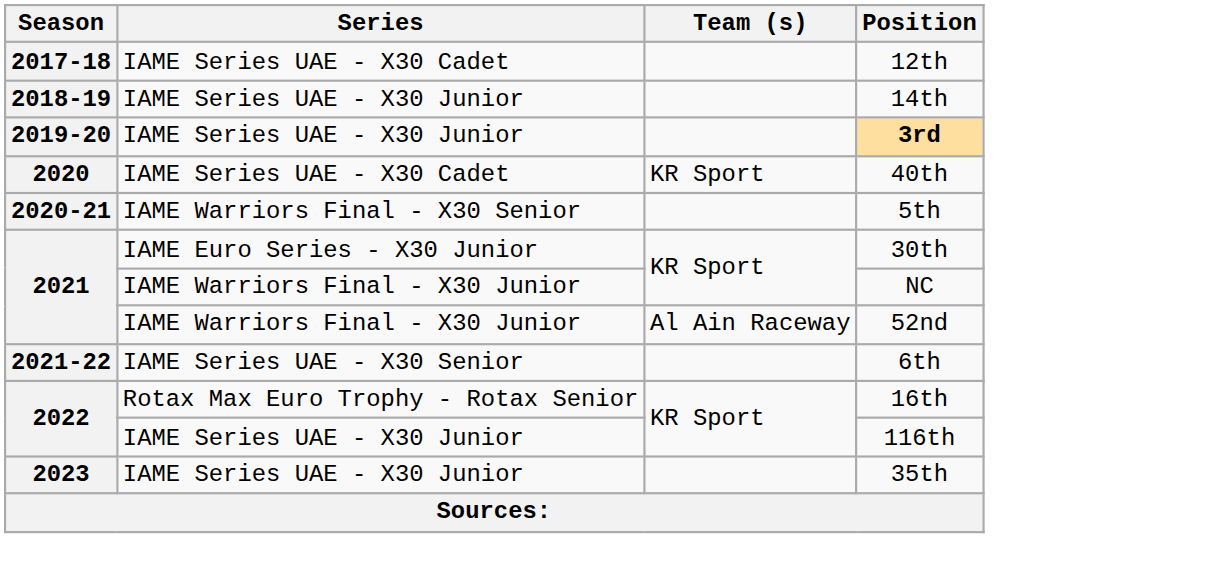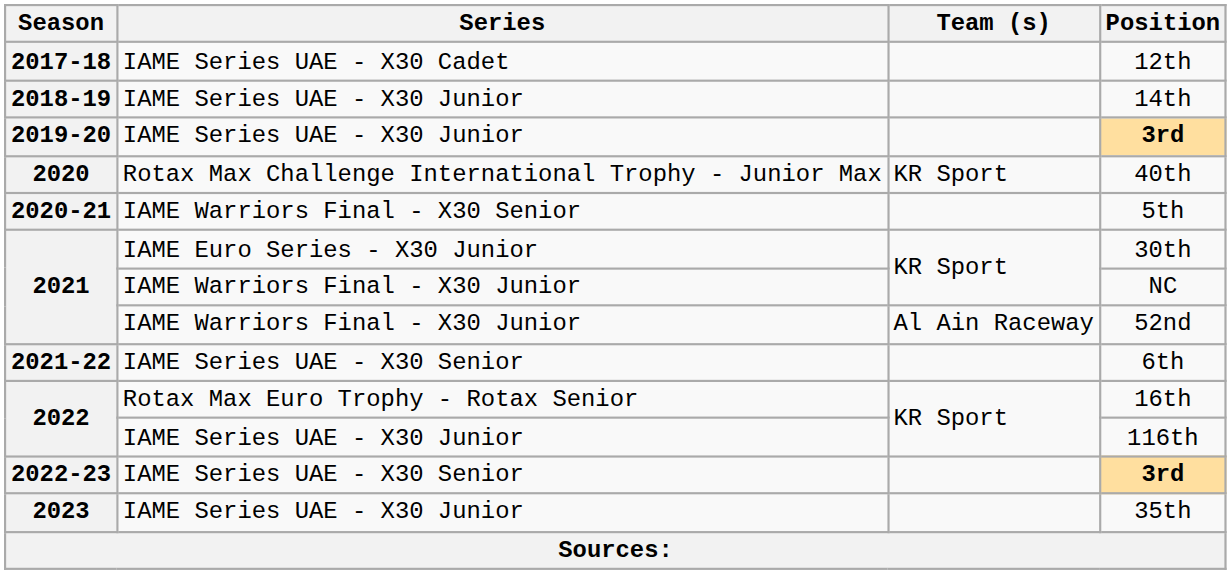(316, 174) IAME Series UAE - X30 Cadet -> (502, 174) Rotax Max Challenge International Trophy - Junior Max
+ row: (61, 475)
